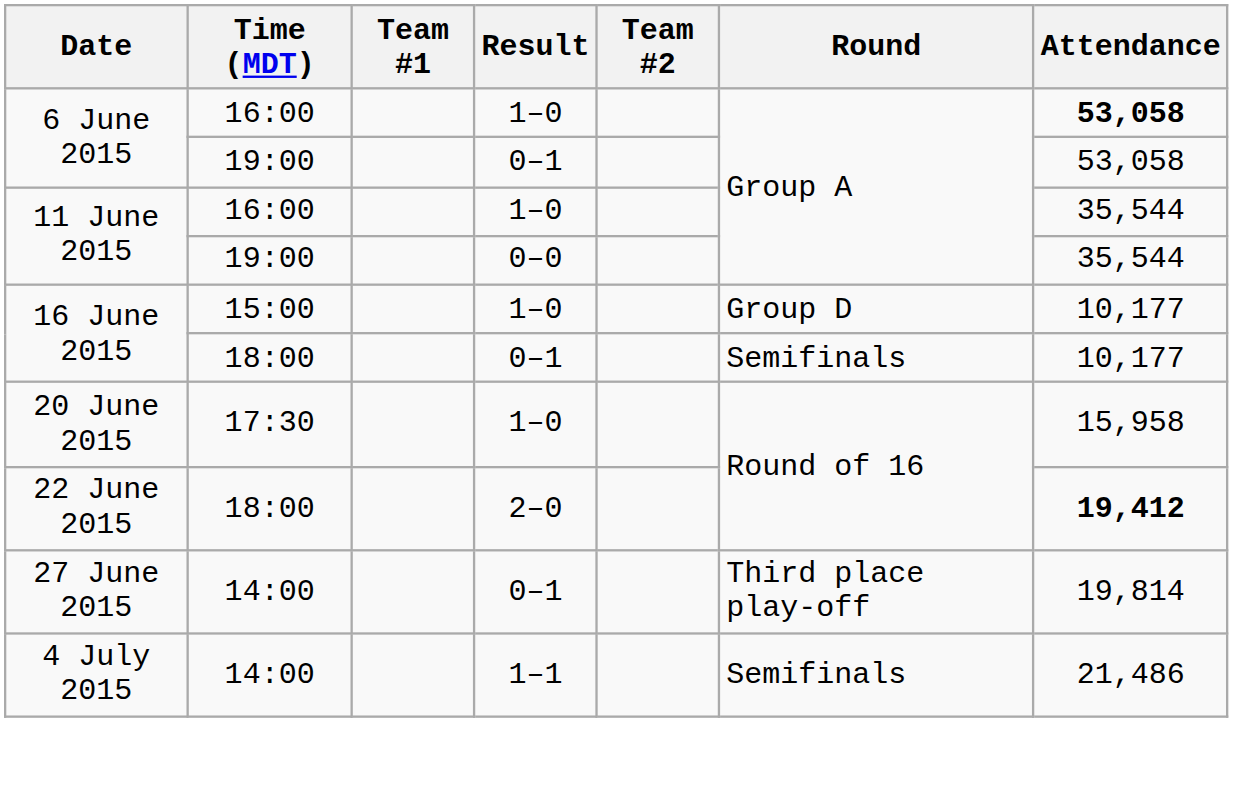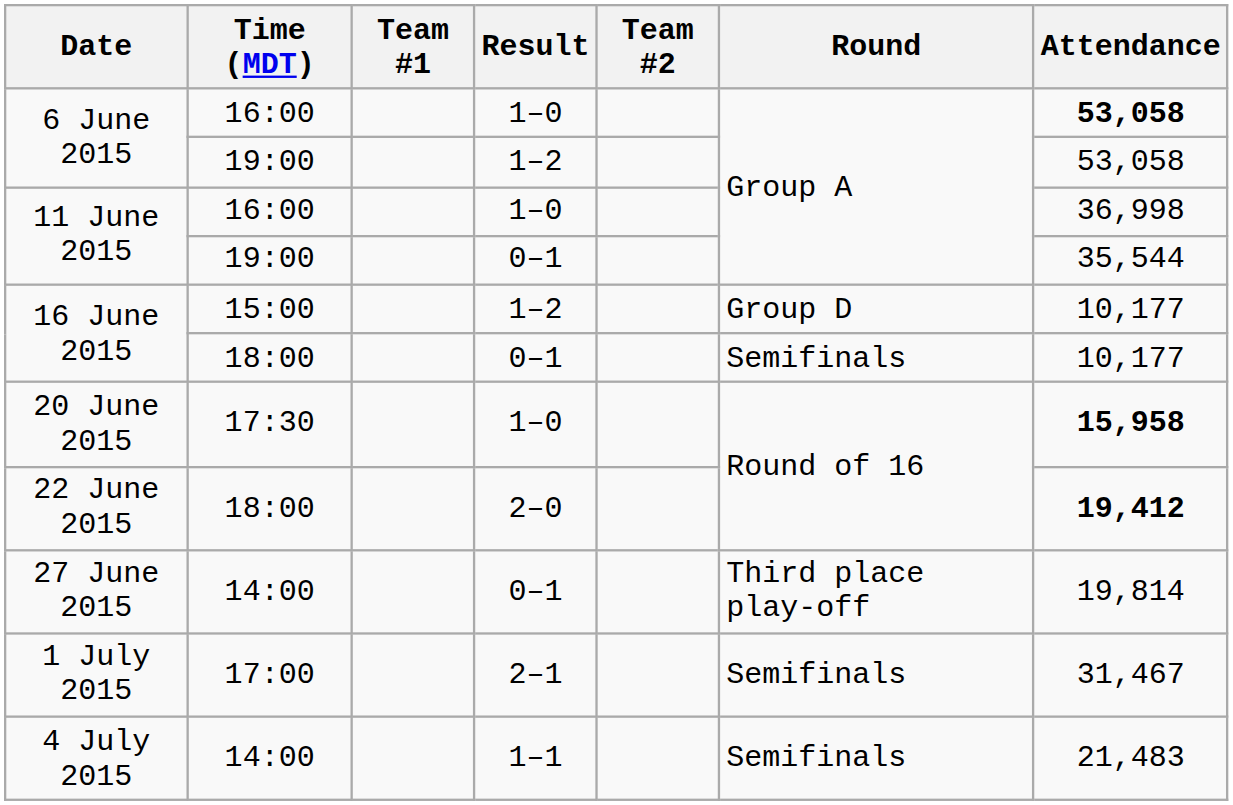(535, 162) 0–1 -> (535, 162) 1–2
(1131, 211) 35,544 -> (1131, 211) 36,998
(535, 260) 0–0 -> (535, 260) 0–1
(535, 309) 1–0 -> (535, 309) 1–2
(1131, 424) normal -> (1131, 424) bold
+ row: (96, 675)
(1131, 675) 21,486 -> (1131, 759) 21,483
